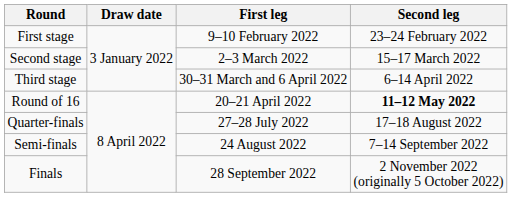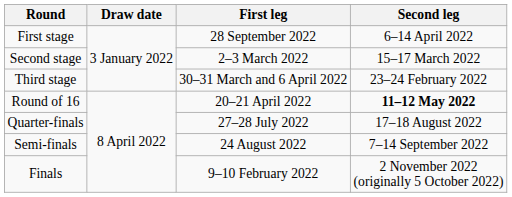(263, 36) 9–10 February 2022 -> (263, 36) 28 September 2022
(429, 36) 23–24 February 2022 -> (429, 36) 6–14 April 2022
(429, 79) 6–14 April 2022 -> (429, 79) 23–24 February 2022
(263, 173) 28 September 2022 -> (263, 173) 9–10 February 2022
